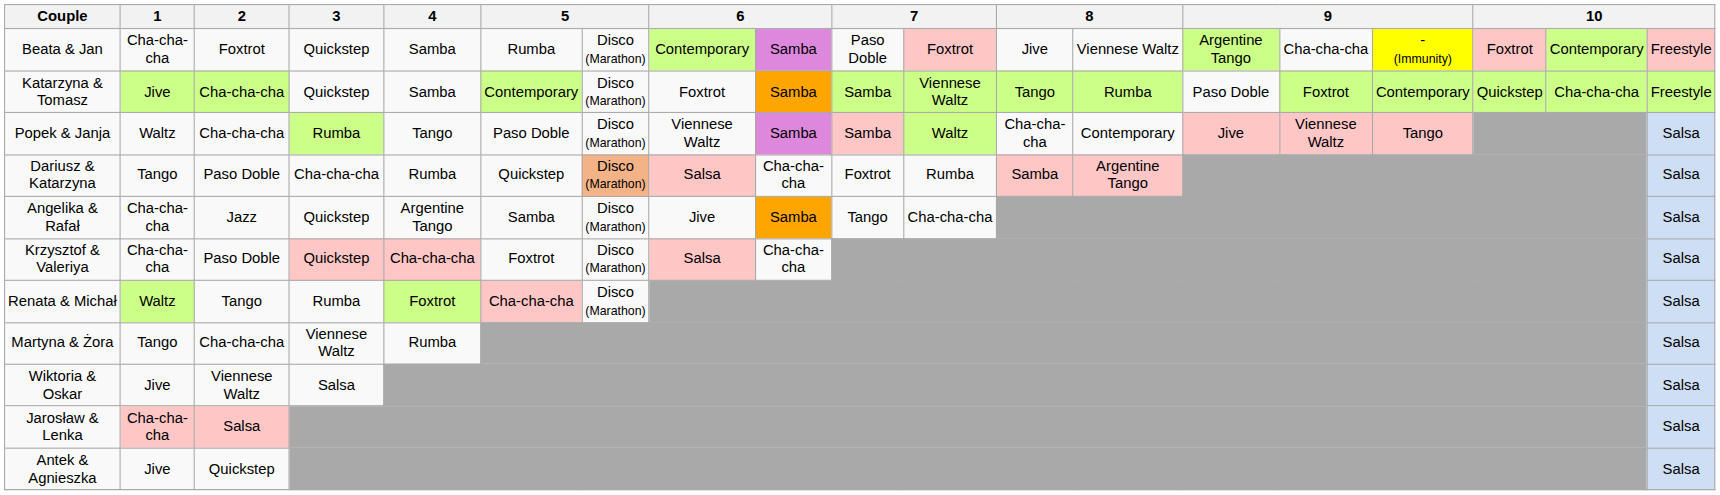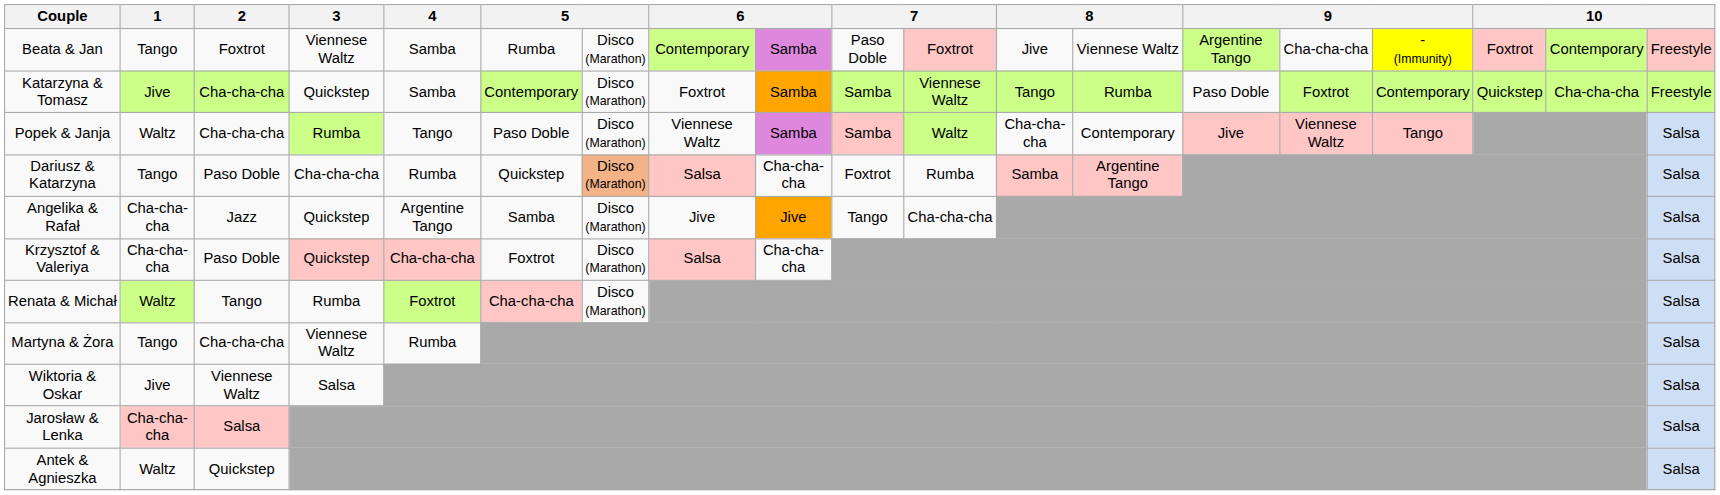(157, 49) Cha-cha-cha -> (157, 49) Tango
(336, 49) Quickstep -> (336, 49) Viennese Waltz
(793, 217) Samba -> (793, 217) Jive
(157, 468) Jive -> (157, 468) Waltz
